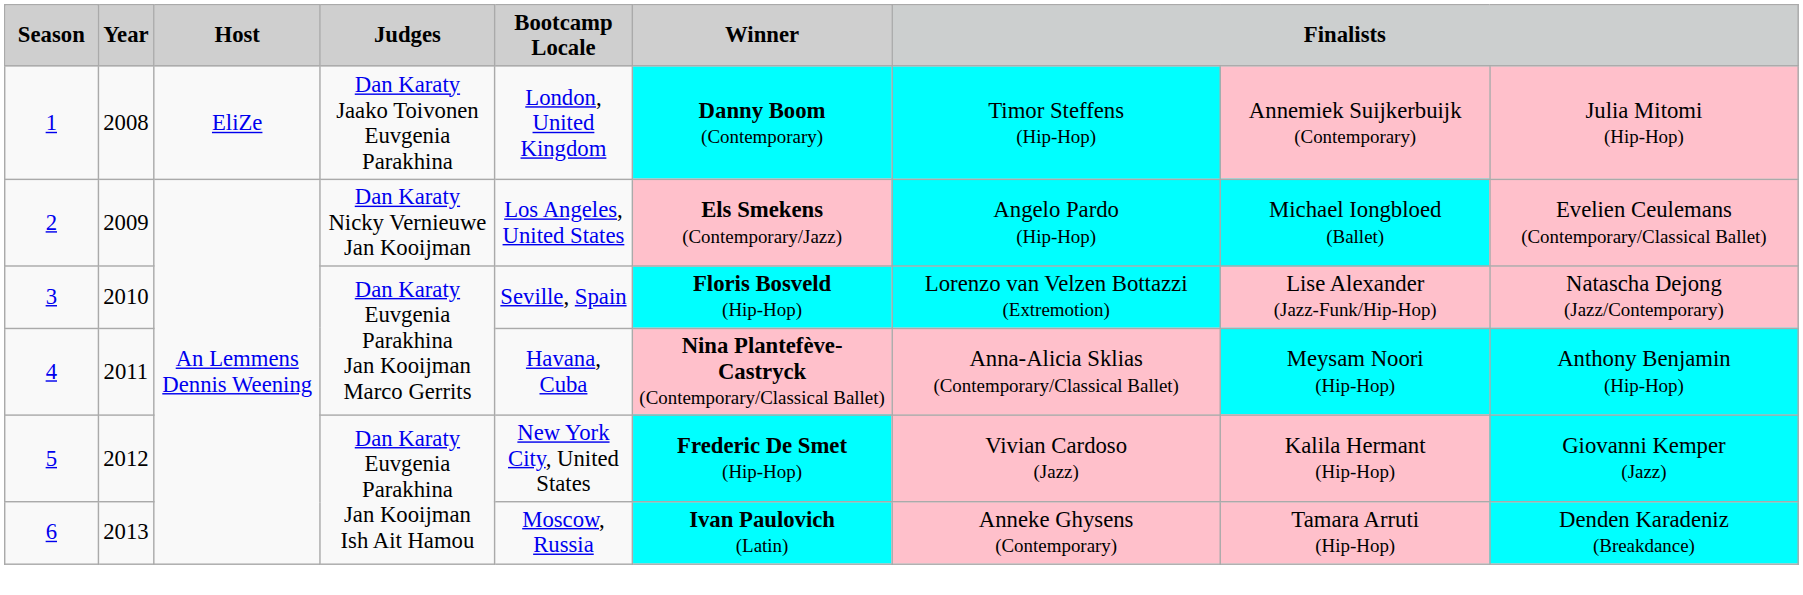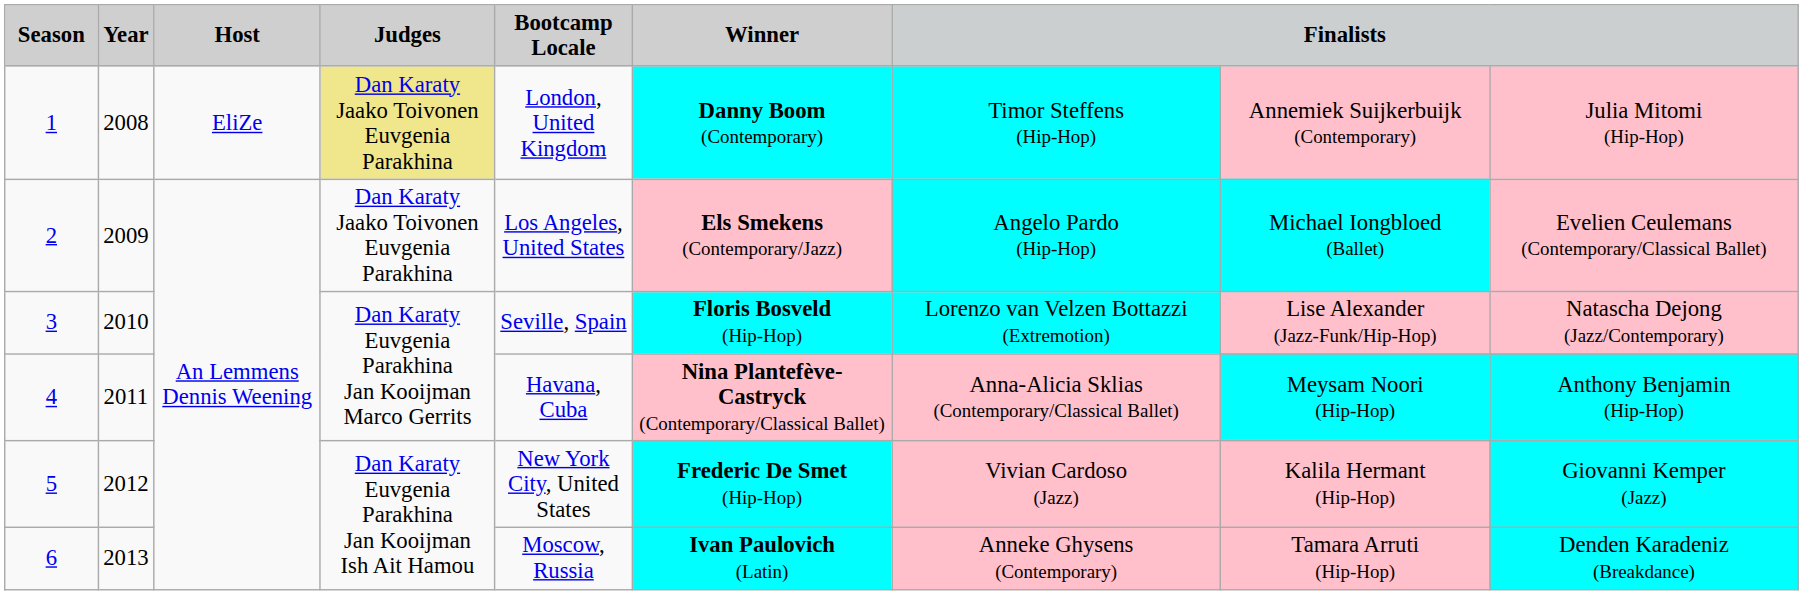(407, 122) no background -> (407, 122) khaki background
(407, 222) Dan Karaty Nicky Vernieuwe Jan Kooijman -> (407, 235) Dan Karaty Jaako Toivonen Euvgenia Parakhina
